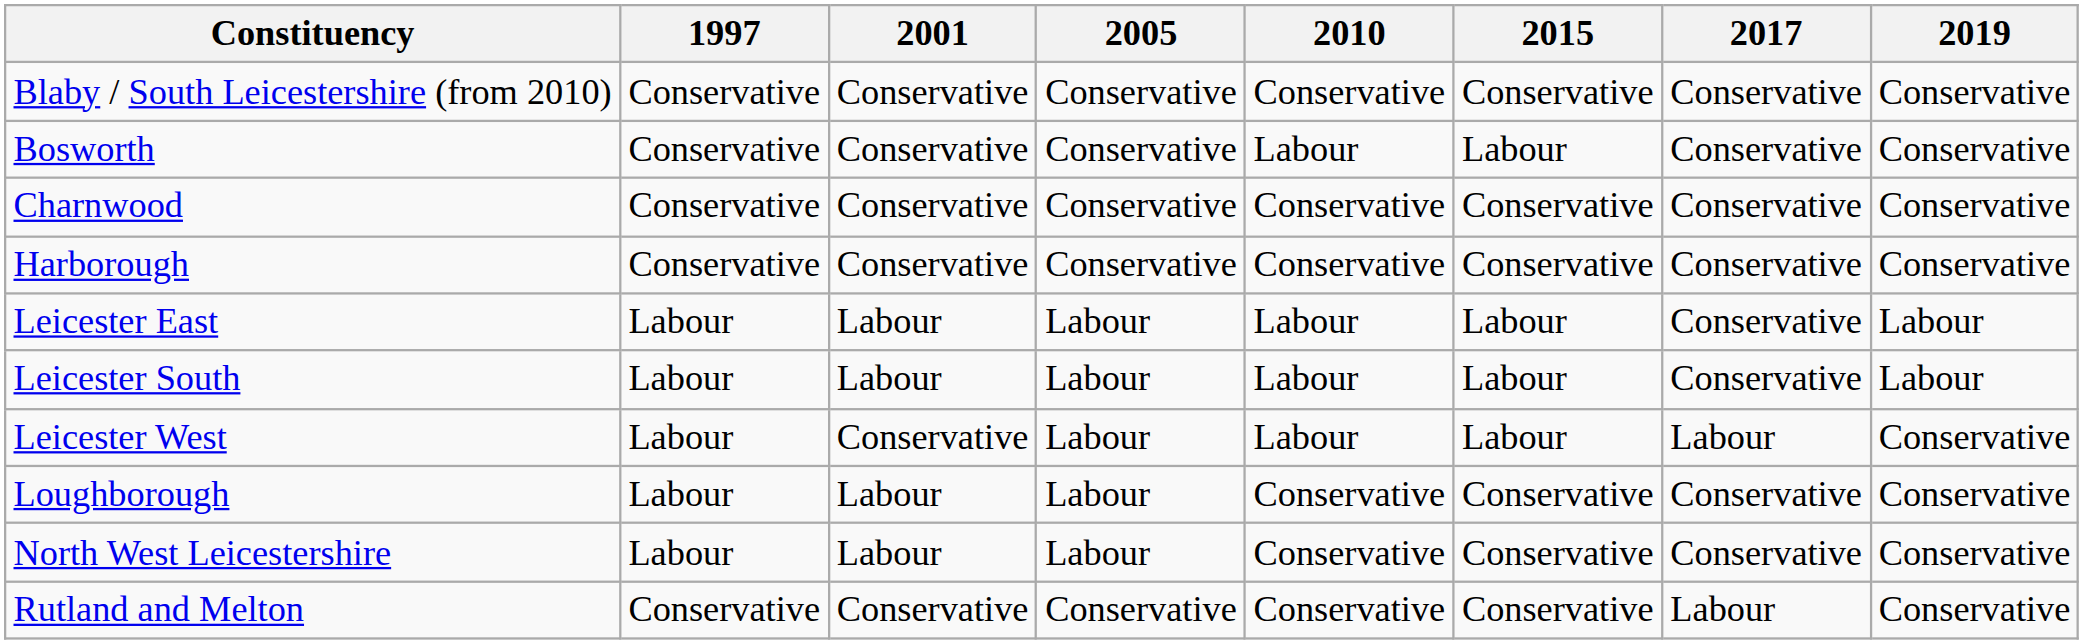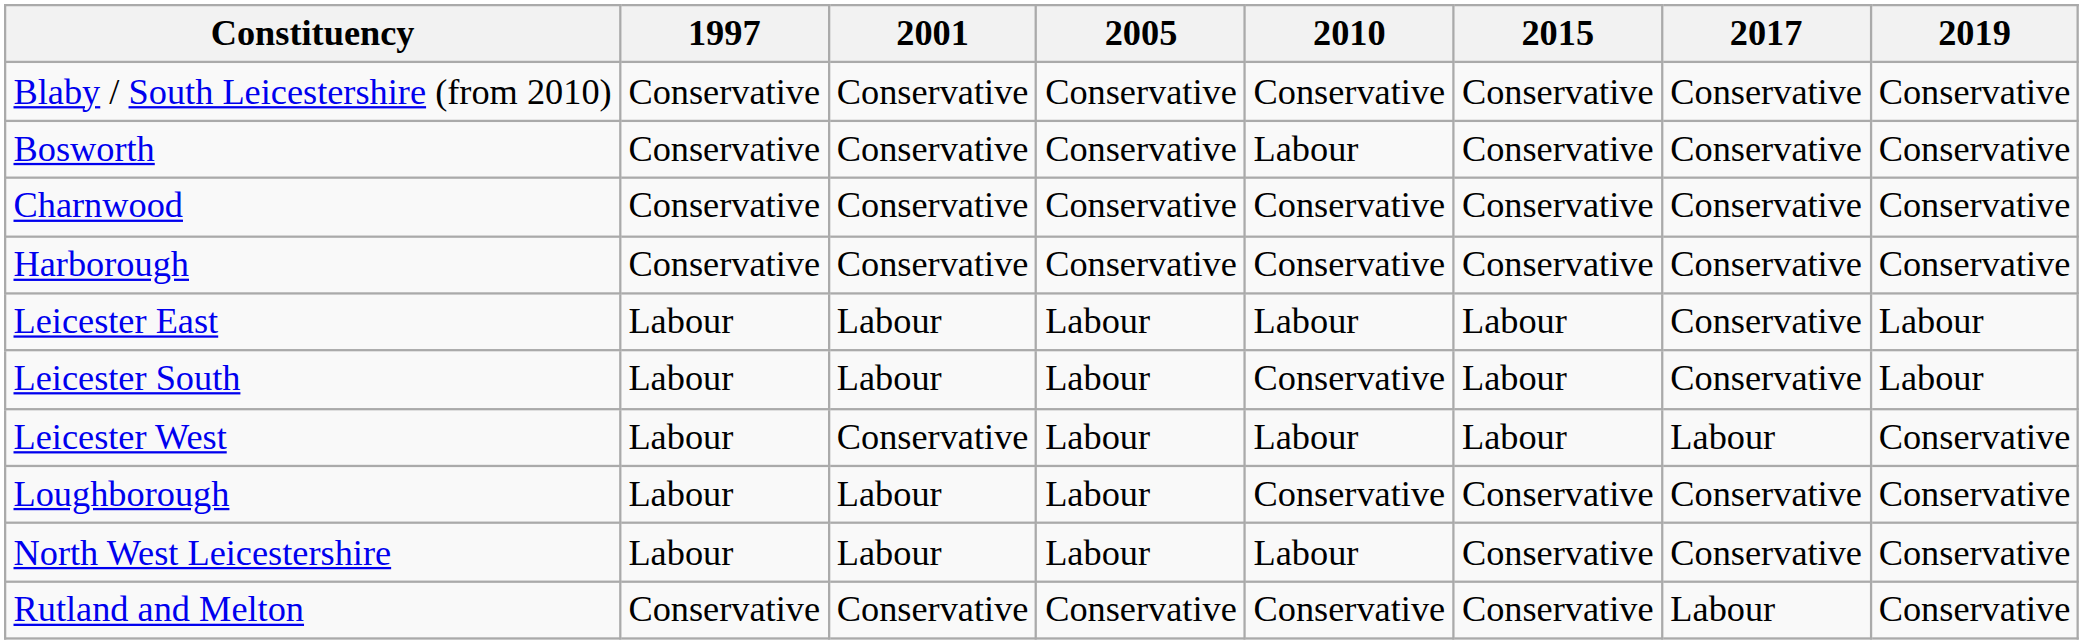(1514, 148) Labour -> (1558, 148) Conservative
(1306, 378) Labour -> (1349, 378) Conservative
(1349, 551) Conservative -> (1306, 551) Labour
